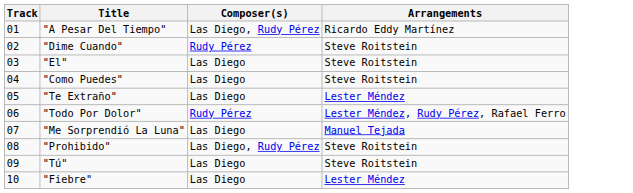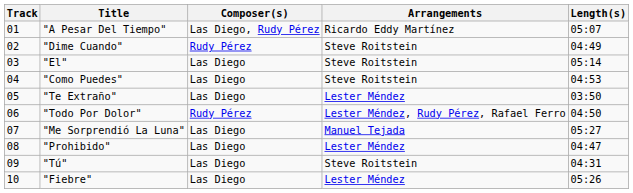+ column: (598, 13)
(255, 147) Las Diego, Rudy Pérez -> (218, 147) Las Diego
(371, 147) Steve Roitstein -> (365, 147) Lester Méndez
